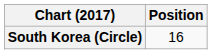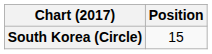(176, 37) 16 -> (176, 37) 15
